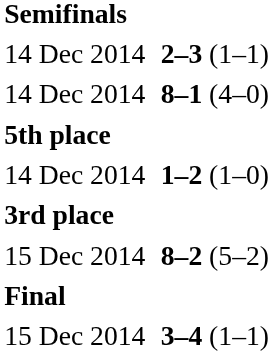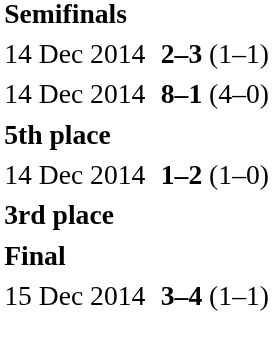- row: (75, 255)
